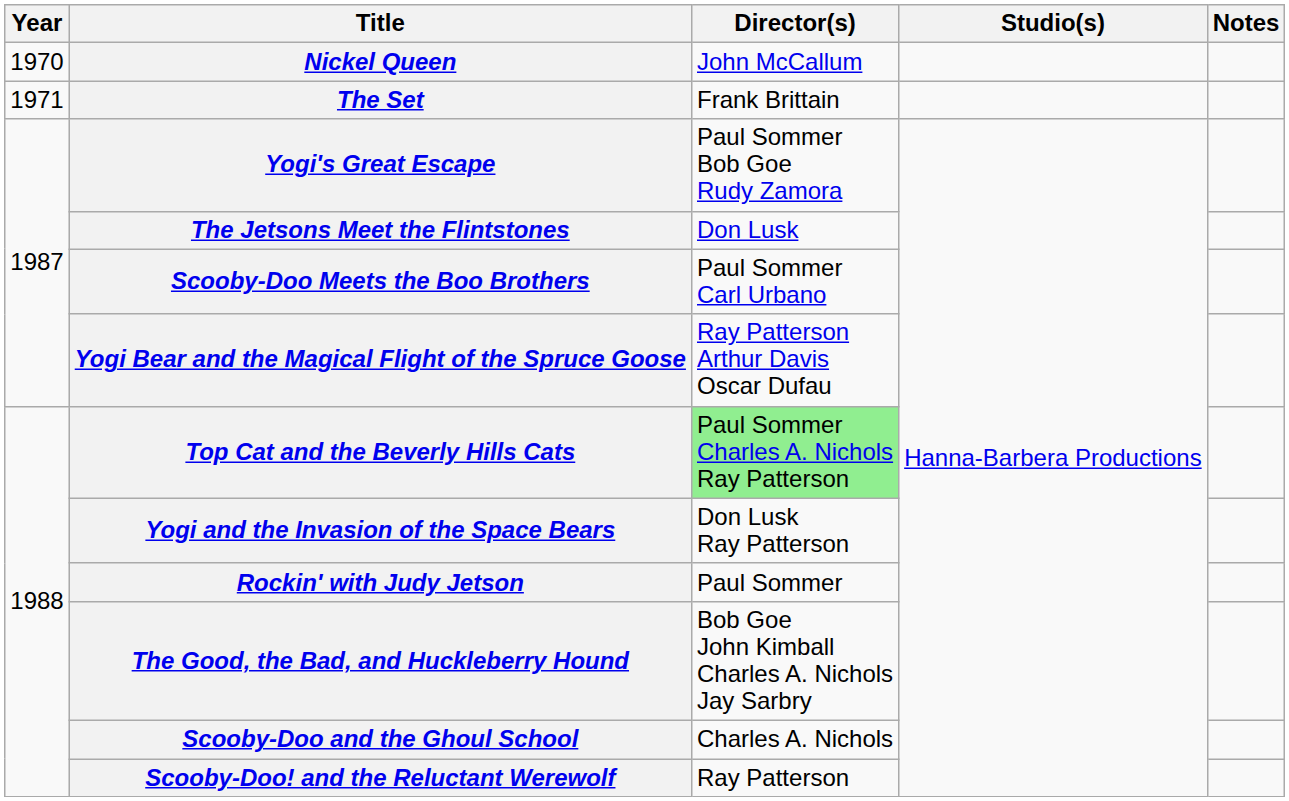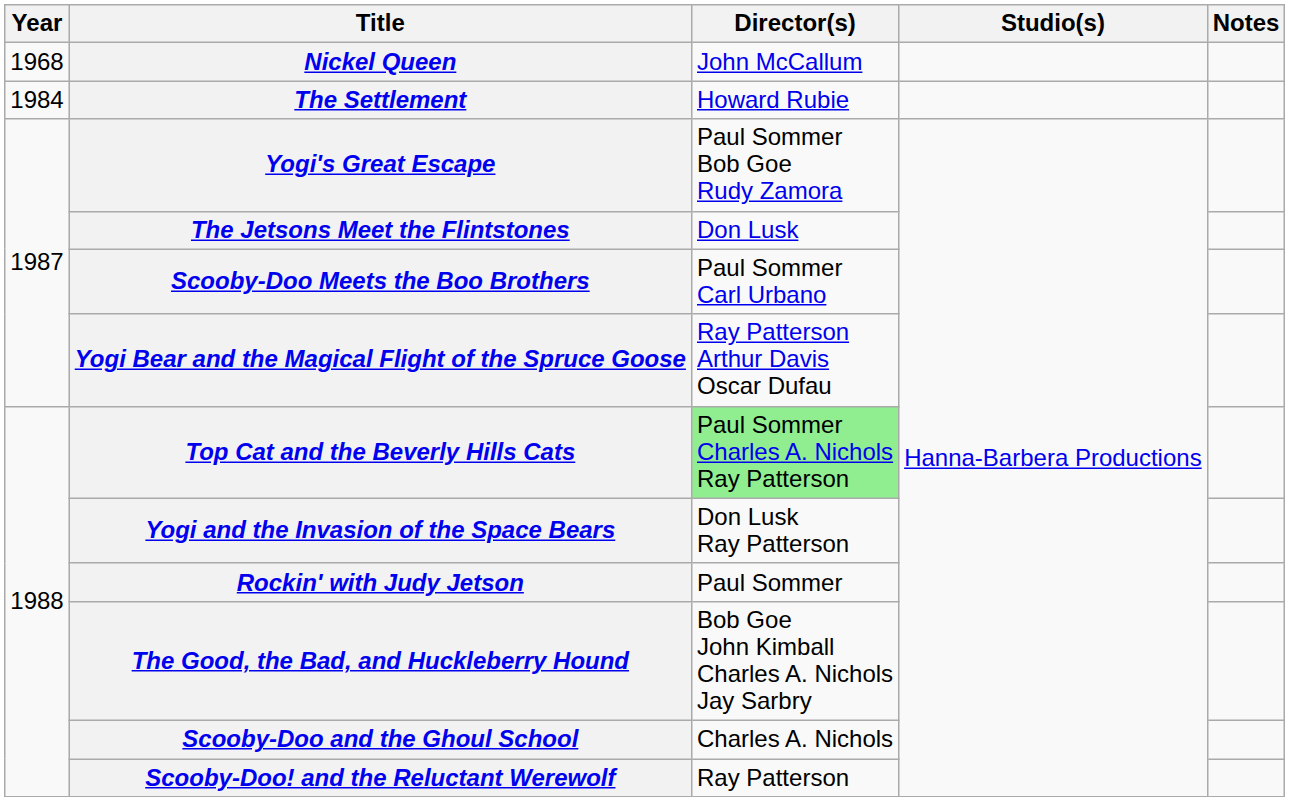(37, 61) 1970 -> (37, 61) 1968
- row: (380, 99)
+ row: (380, 99)
